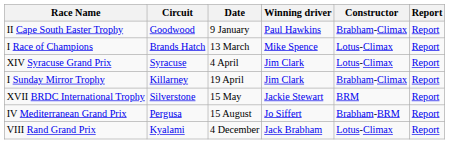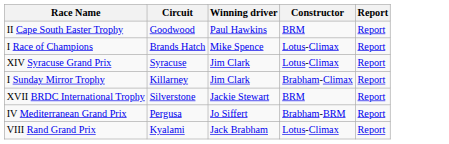- column: (235, 13)
(372, 29) Brabham-Climax -> (293, 29) BRM
